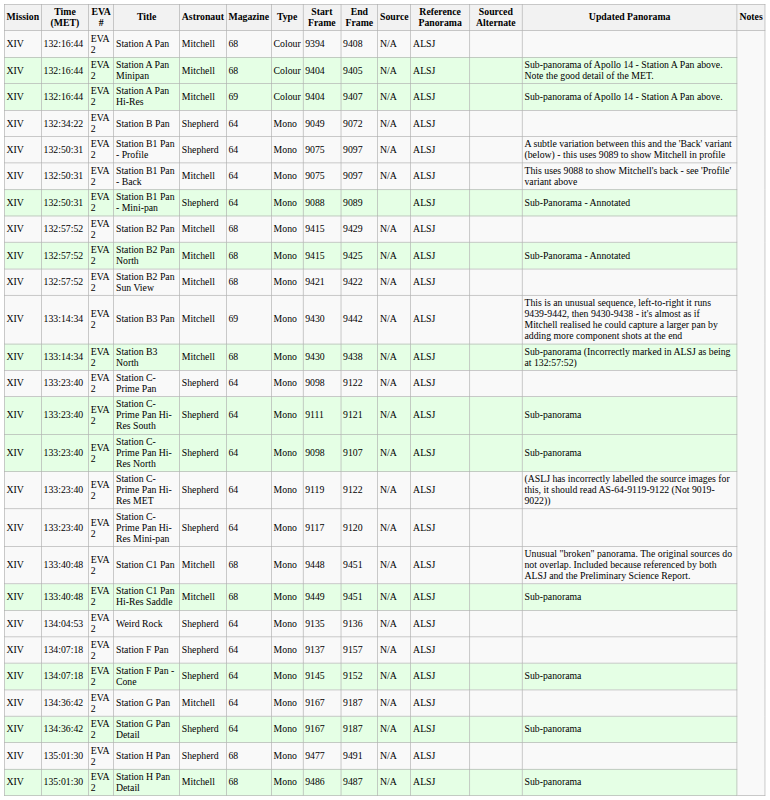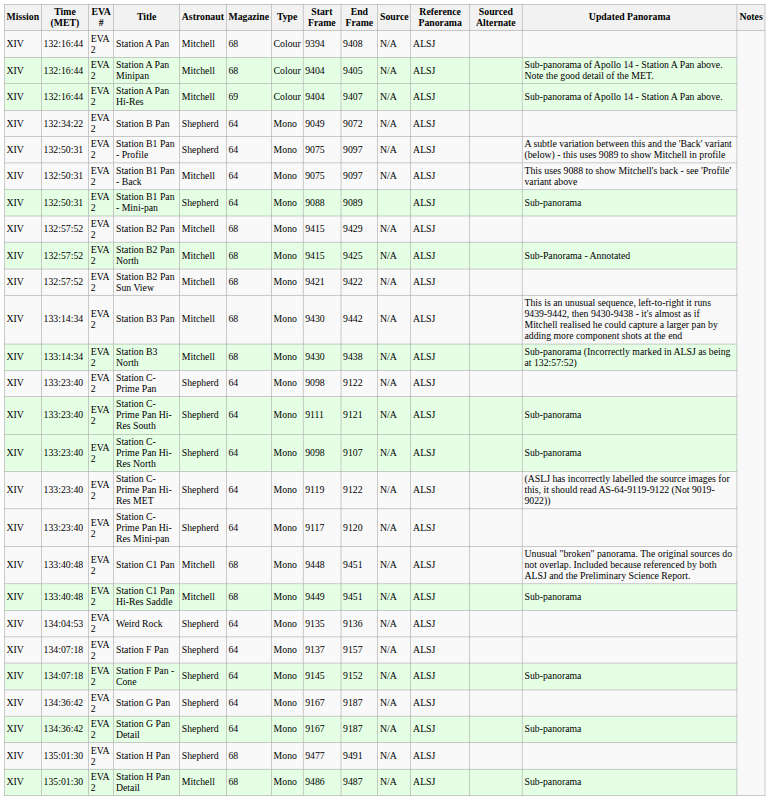(577, 202) Sub-Panorama - Annotated -> (553, 202) Sub-panorama
(233, 319) 69 -> (233, 319) 68
(198, 703) Mitchell -> (200, 703) Shepherd
